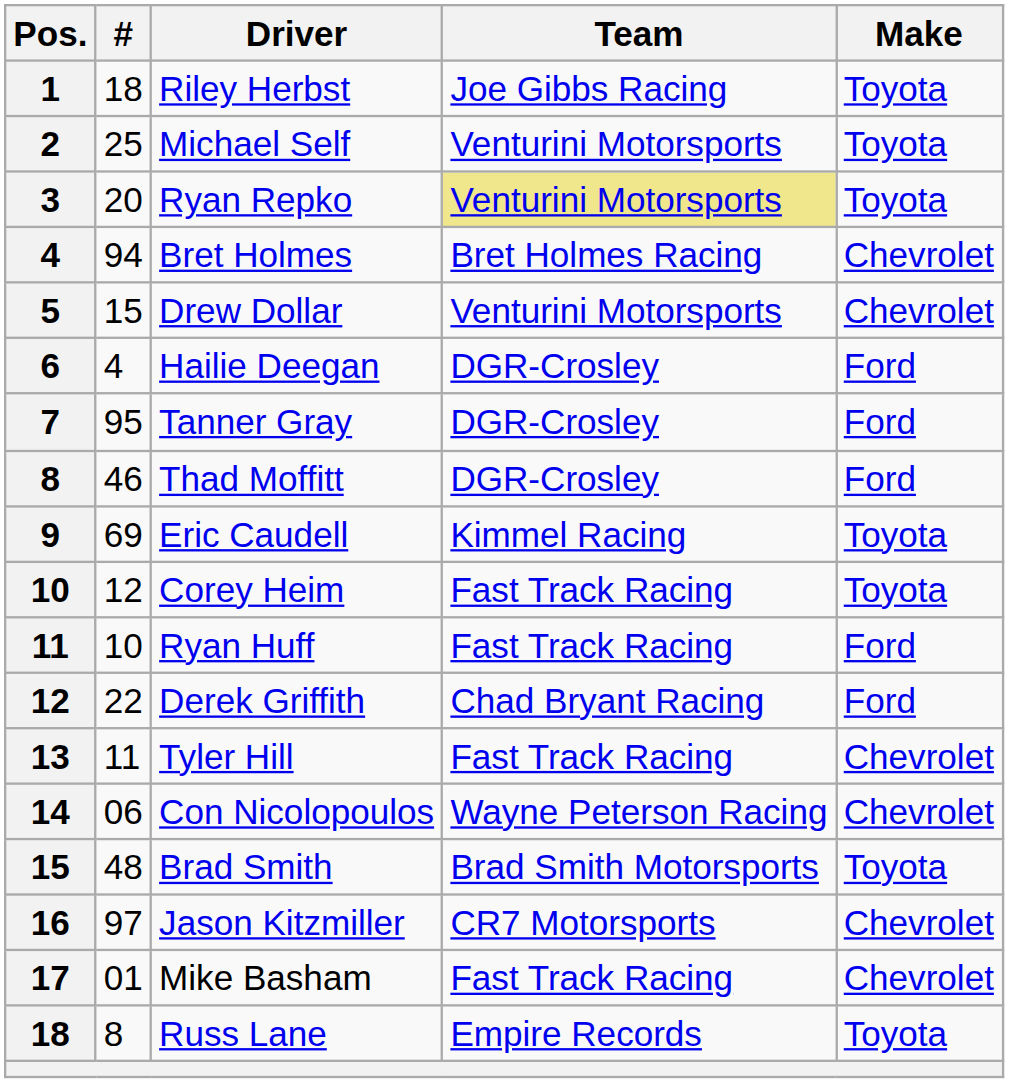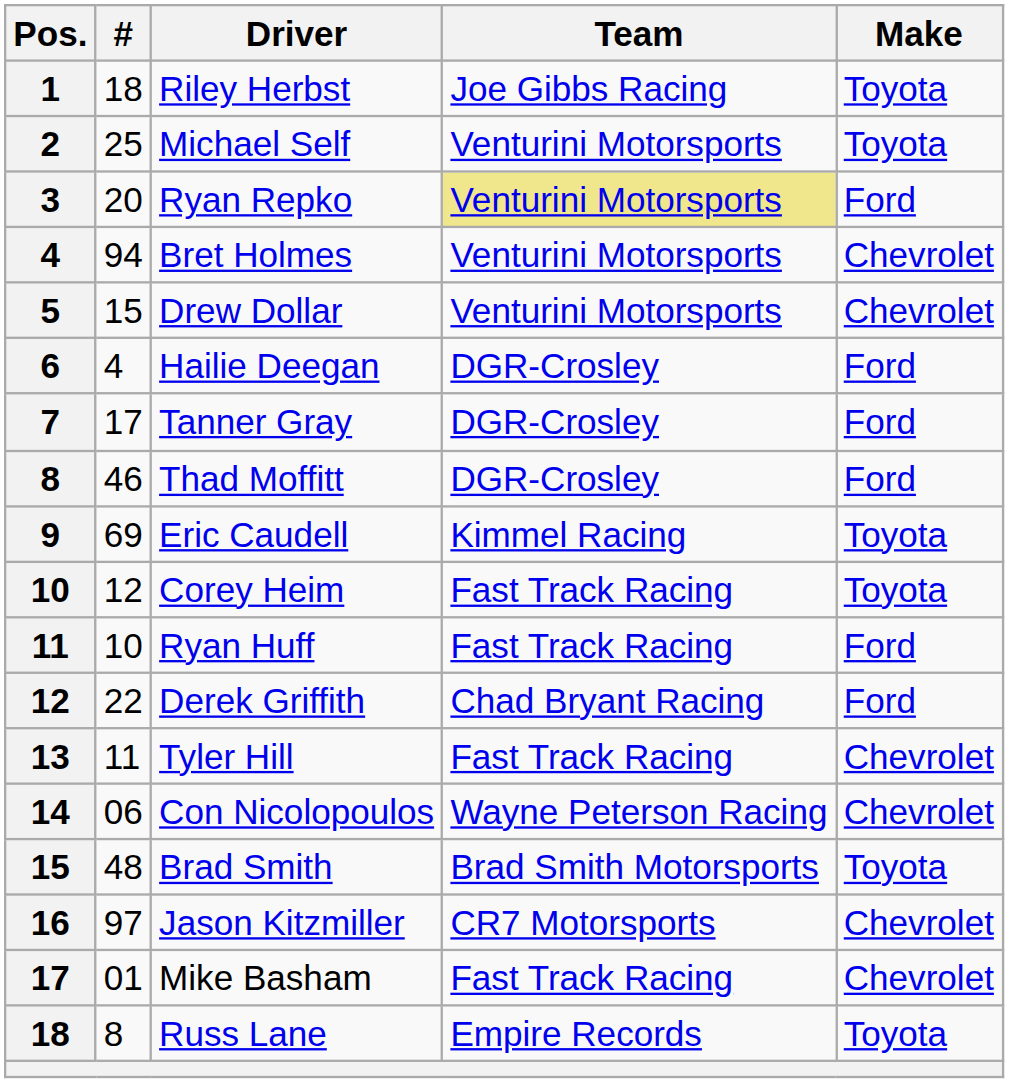(895, 200) Toyota -> (880, 200) Ford
(606, 255) Bret Holmes Racing -> (616, 255) Venturini Motorsports
(123, 422) 95 -> (123, 422) 17
